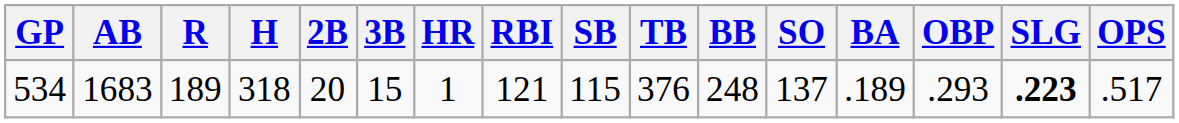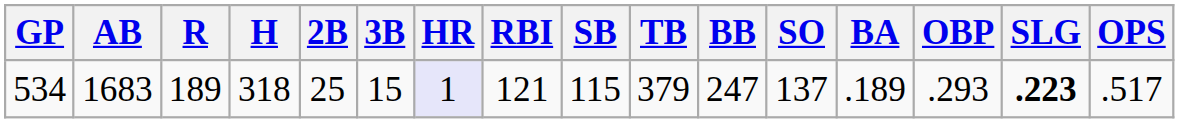(327, 88) 20 -> (327, 88) 25
(448, 88) no background -> (448, 88) lavender background
(663, 88) 376 -> (663, 88) 379
(733, 88) 248 -> (733, 88) 247
